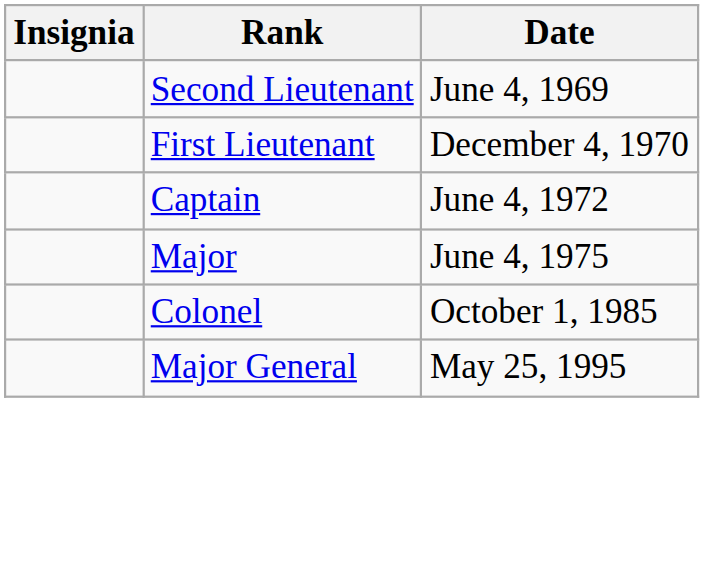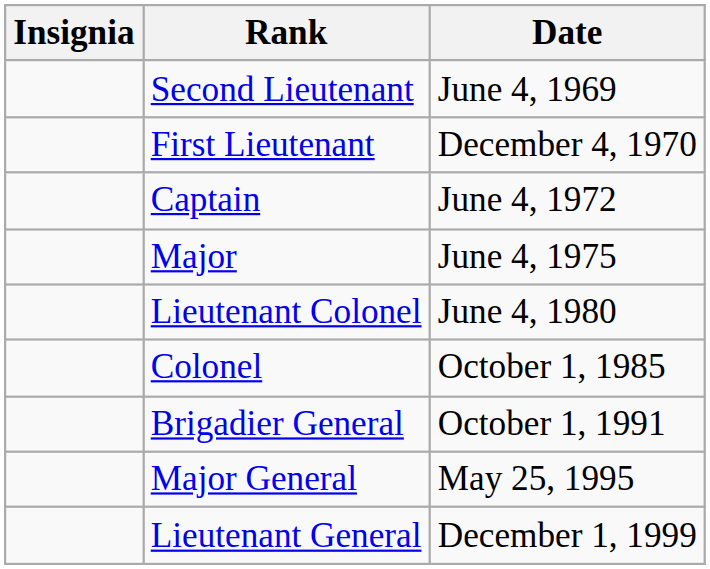+ row: (286, 311)
+ row: (277, 423)
+ row: (286, 534)
